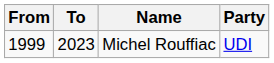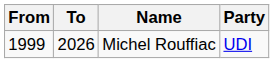(76, 44) 2023 -> (76, 44) 2026
